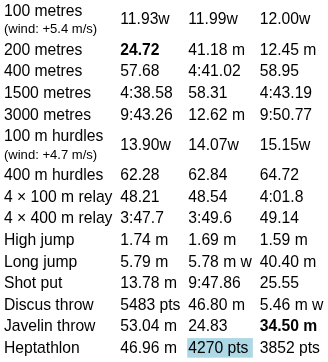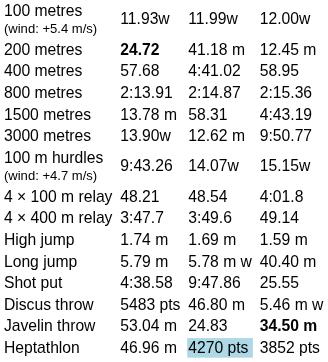+ row: (43, 93)
(146, 93) 4:38.58 -> (149, 114) 13.78 m
(146, 114) 9:43.26 -> (146, 136) 13.90w
(146, 145) 13.90w -> (146, 166) 9:43.26
- row: (54, 175)
(149, 283) 13.78 m -> (146, 283) 4:38.58
